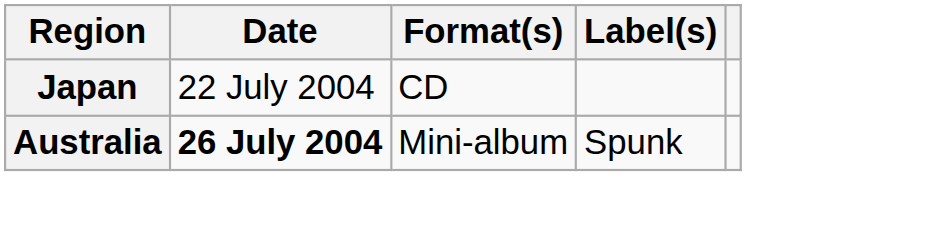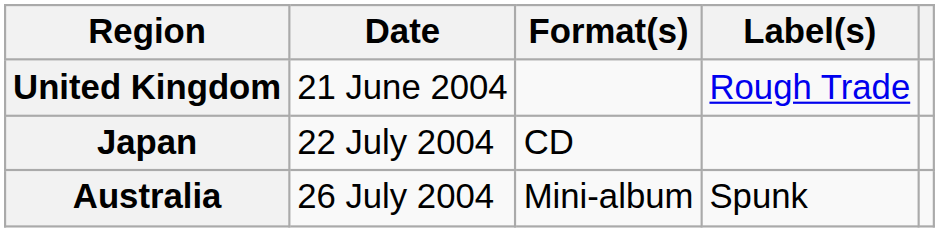+ row: (147, 87)
(280, 142) bold -> (396, 197) normal
